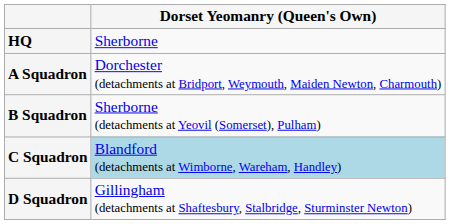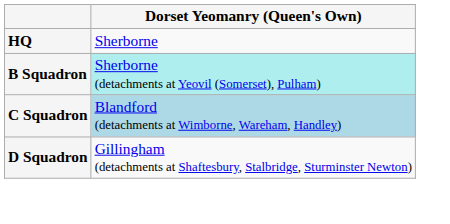- row: (47, 74)
(208, 115) no background -> (208, 74) paleturquoise background
